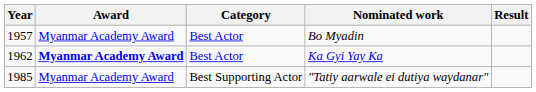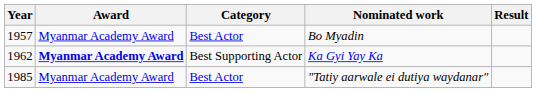(216, 56) Best Actor -> (246, 56) Best Supporting Actor
(246, 77) Best Supporting Actor -> (216, 77) Best Actor
